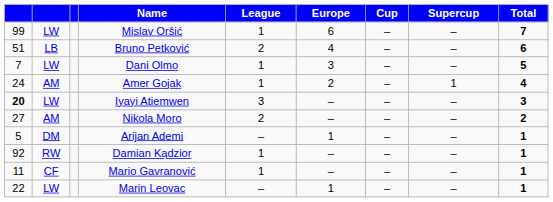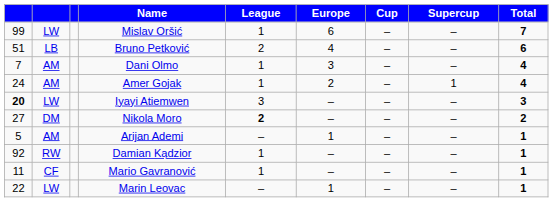(51, 66) LW -> (51, 66) AM
(523, 66) 5 -> (523, 66) 4
(51, 119) AM -> (51, 119) DM
(261, 119) normal -> (261, 119) bold
(51, 136) DM -> (51, 136) AM
